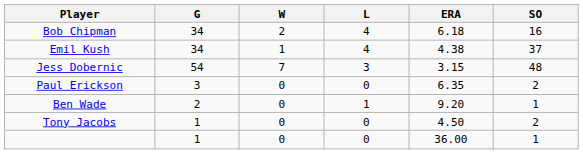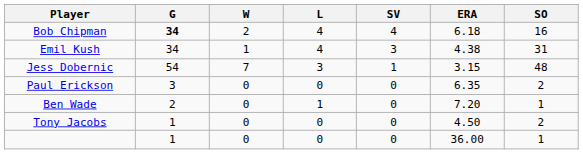+ column: (393, 13)
(197, 31) normal -> (172, 31) bold
(536, 49) 37 -> (541, 49) 31
(451, 103) 9.20 -> (467, 103) 7.20
